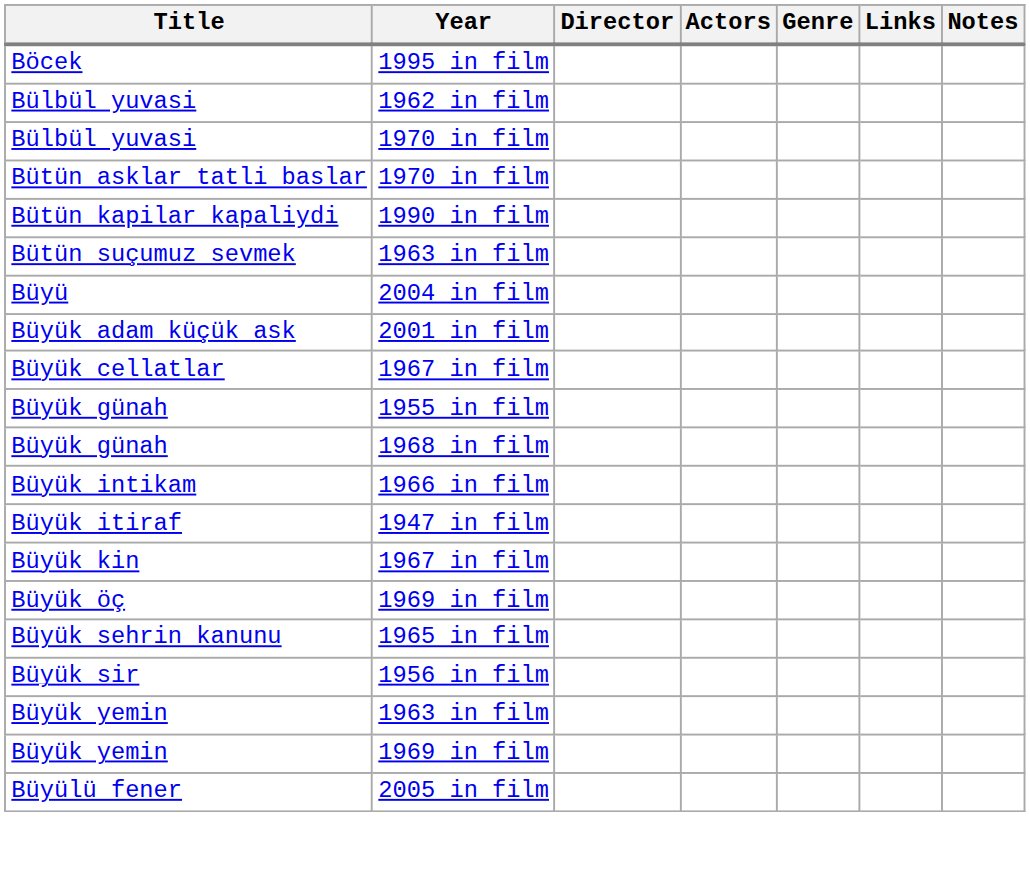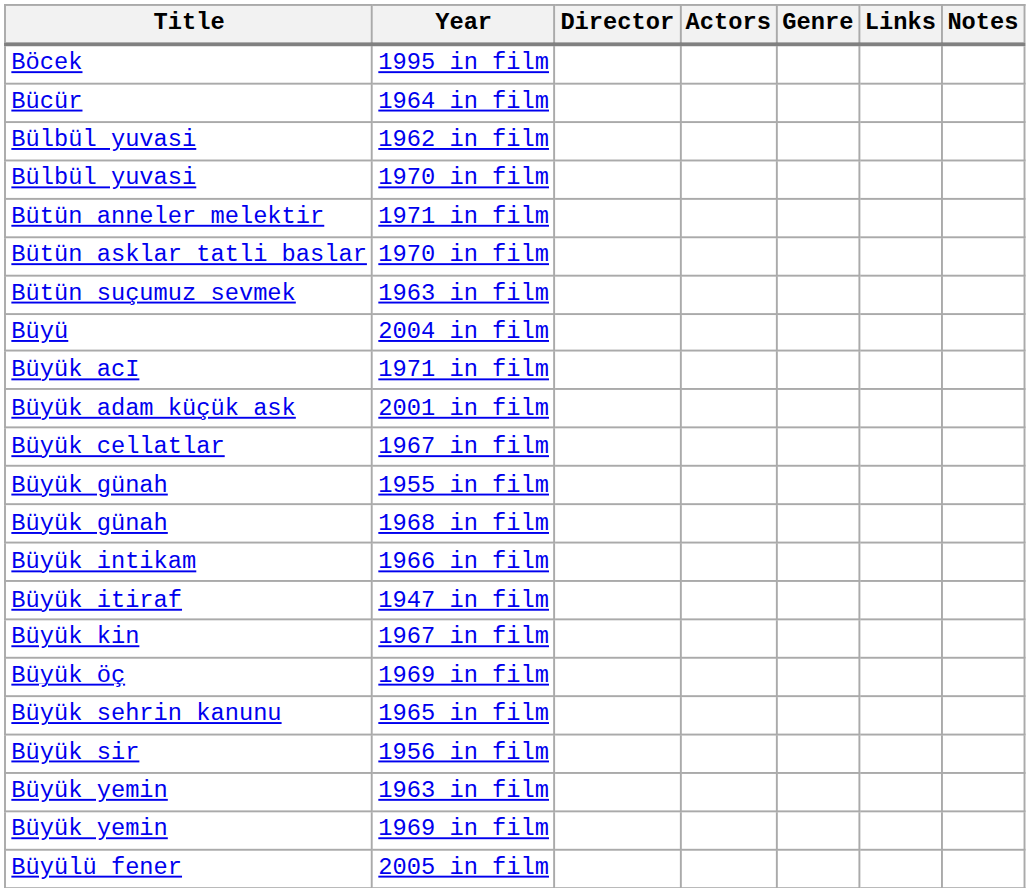+ row: (47, 103)
+ row: (168, 217)
- row: (175, 217)
+ row: (75, 371)
